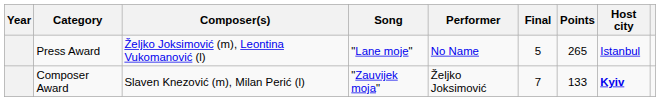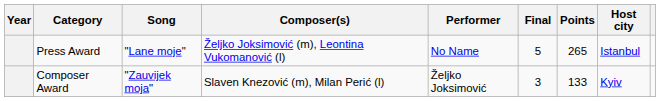columns swapped: (388, 20) <-> (235, 20)
(538, 82) 7 -> (538, 82) 3
(612, 82) bold -> (611, 82) normal
